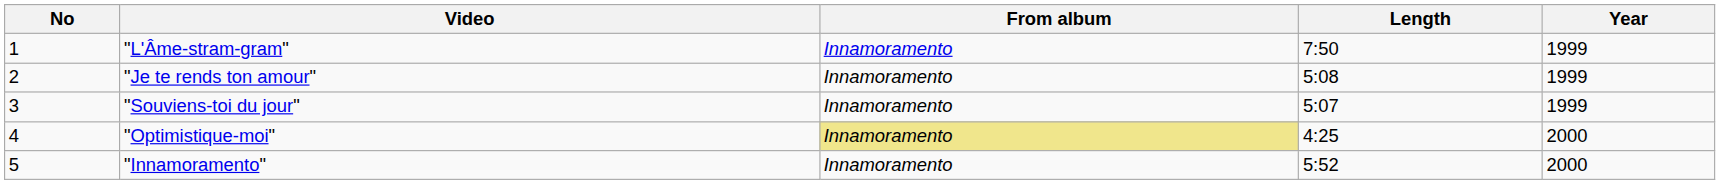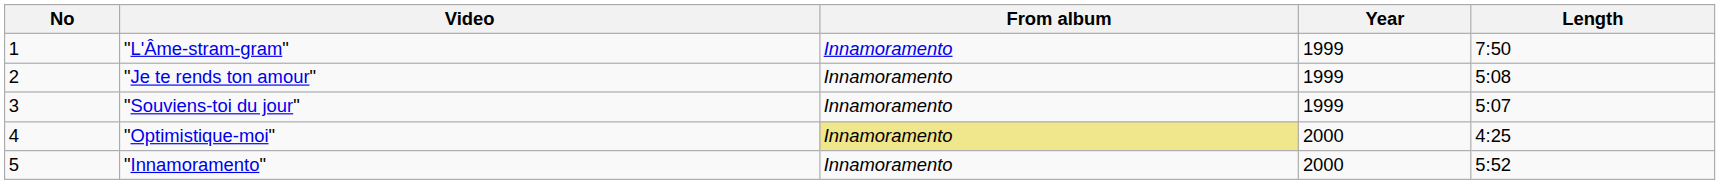columns swapped: (1628, 19) <-> (1420, 19)
